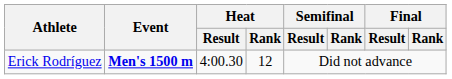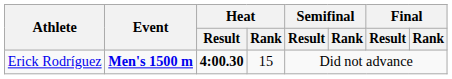(221, 62) normal -> (222, 62) bold
(265, 62) 12 -> (266, 62) 15
